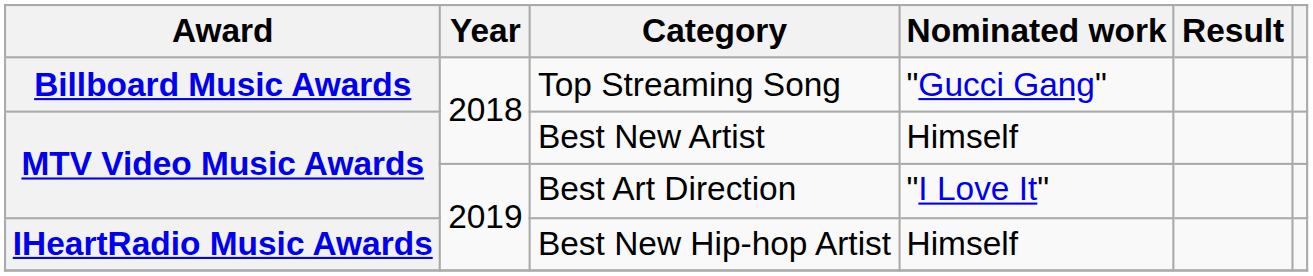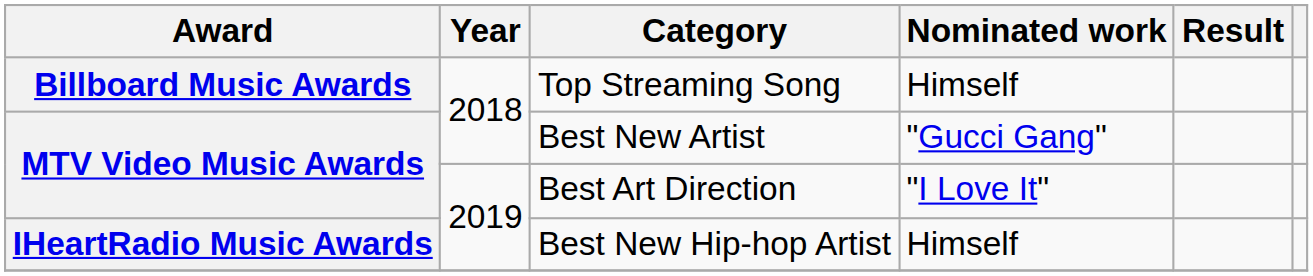(1007, 84) "Gucci Gang" -> (962, 84) Himself
(962, 137) Himself -> (1007, 137) "Gucci Gang"
